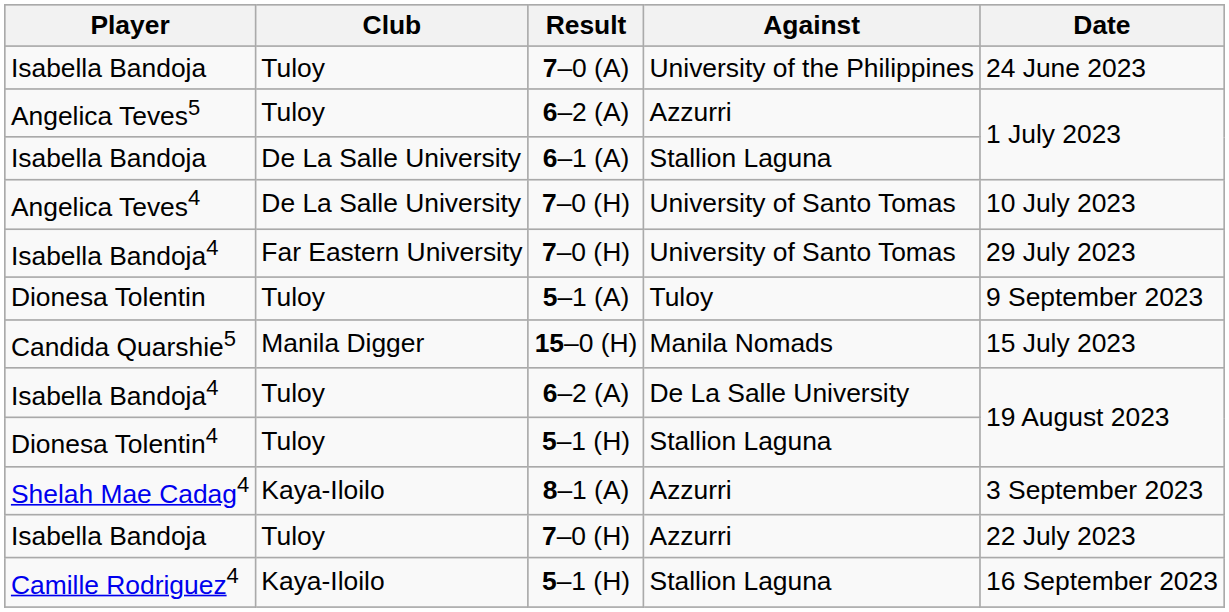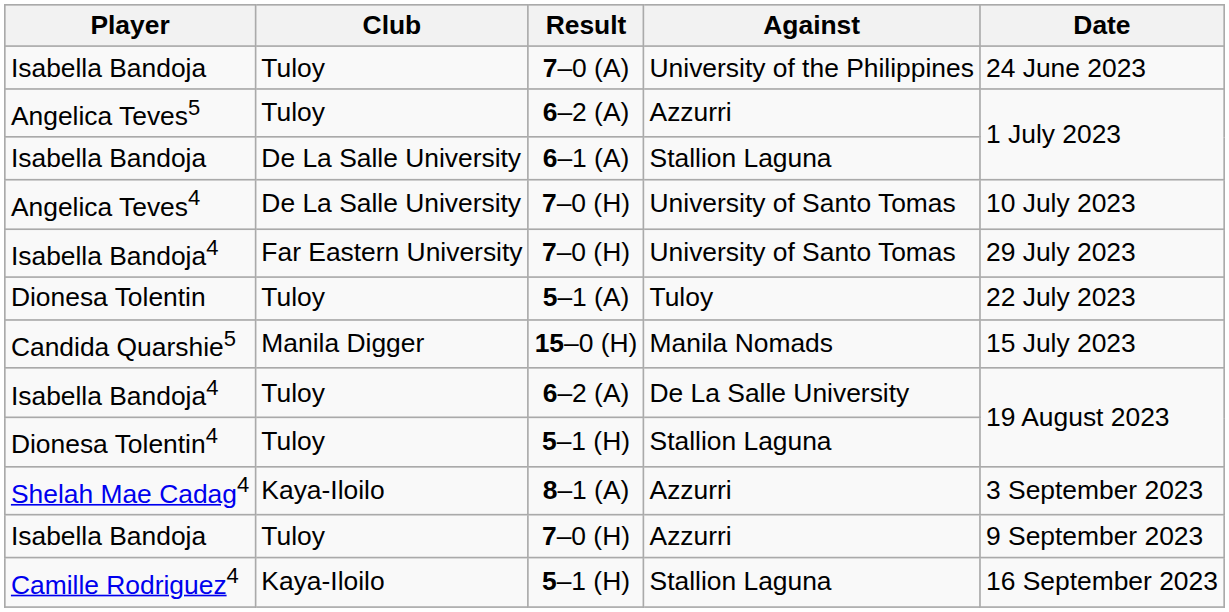(1095, 298) 9 September 2023 -> (1061, 298) 22 July 2023
(1061, 535) 22 July 2023 -> (1095, 535) 9 September 2023
